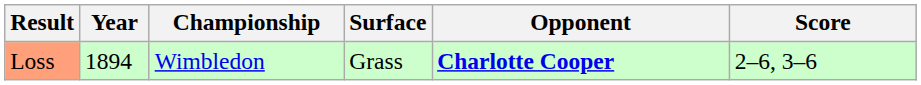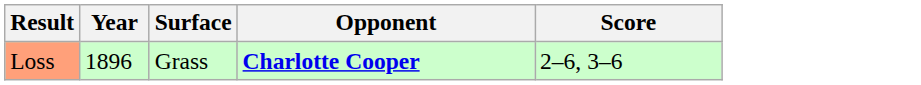- column: (247, 23)
(109, 60) 1894 -> (109, 60) 1896
